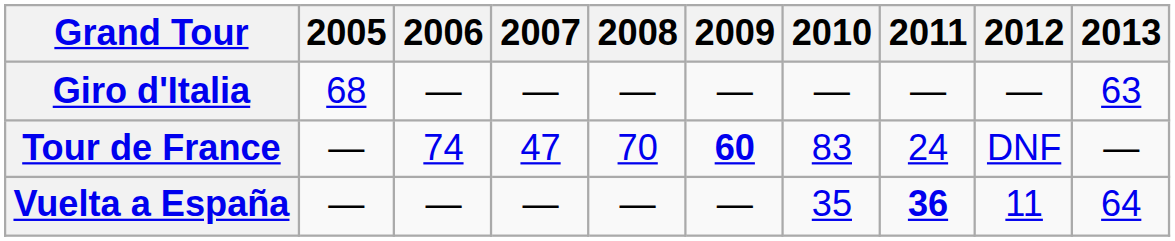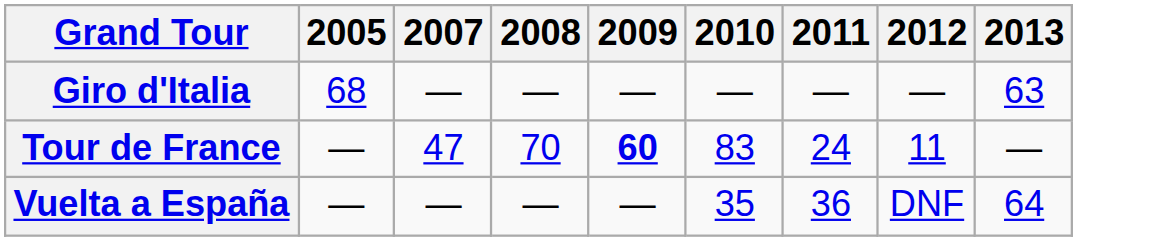- column: (443, 33)
(1024, 147) DNF -> (927, 147) 11
(928, 205) bold -> (831, 205) normal
(1024, 205) 11 -> (927, 205) DNF
